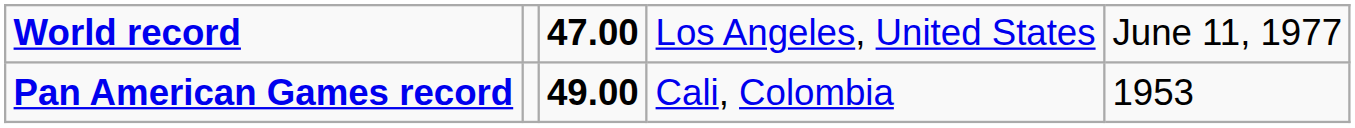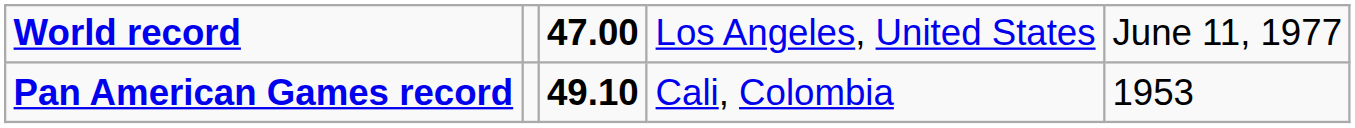(593, 91) 49.00 -> (593, 91) 49.10
